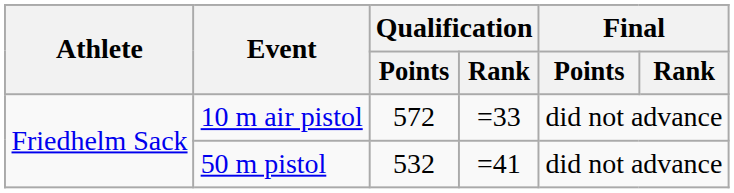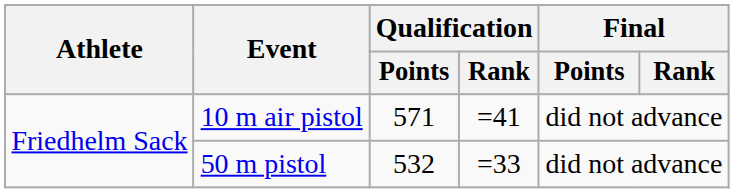(414, 117) 572 -> (414, 117) 571
(499, 117) =33 -> (499, 117) =41
(499, 163) =41 -> (499, 163) =33
